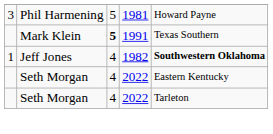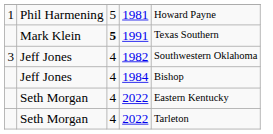(11, 14) 3 -> (11, 14) 1
(11, 56) 1 -> (11, 56) 3
(209, 56) bold -> (206, 56) normal
+ row: (46, 77)
